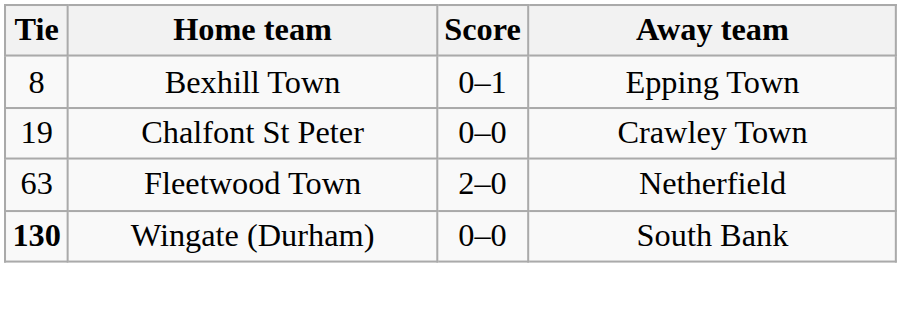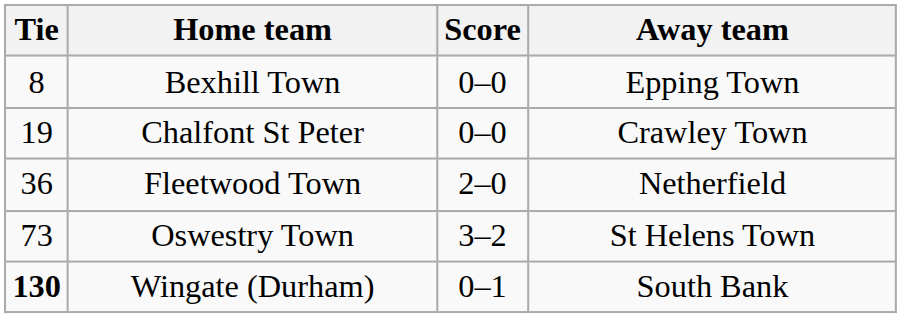(483, 81) 0–1 -> (483, 81) 0–0
(37, 183) 63 -> (37, 183) 36
+ row: (253, 235)
(483, 235) 0–0 -> (483, 286) 0–1
